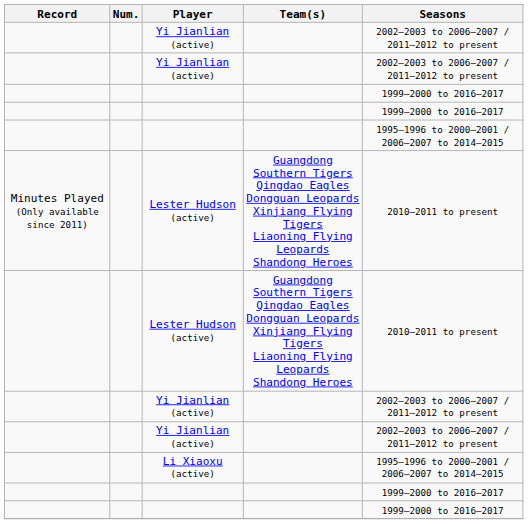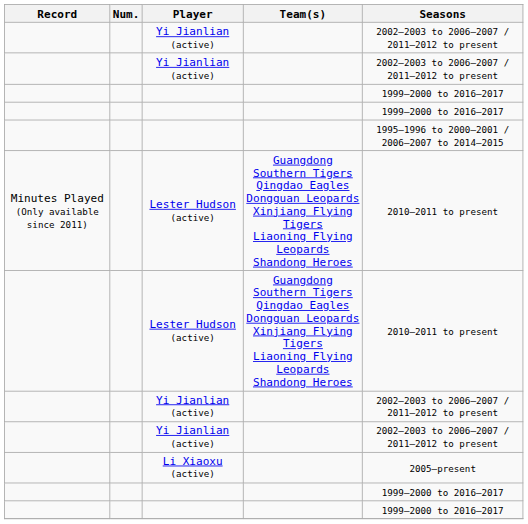(443, 468) 1995–1996 to 2000–2001 / 2006–2007 to 2014–2015 -> (443, 468) 2005–present
